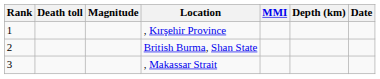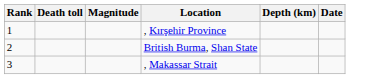- column: (275, 13)
